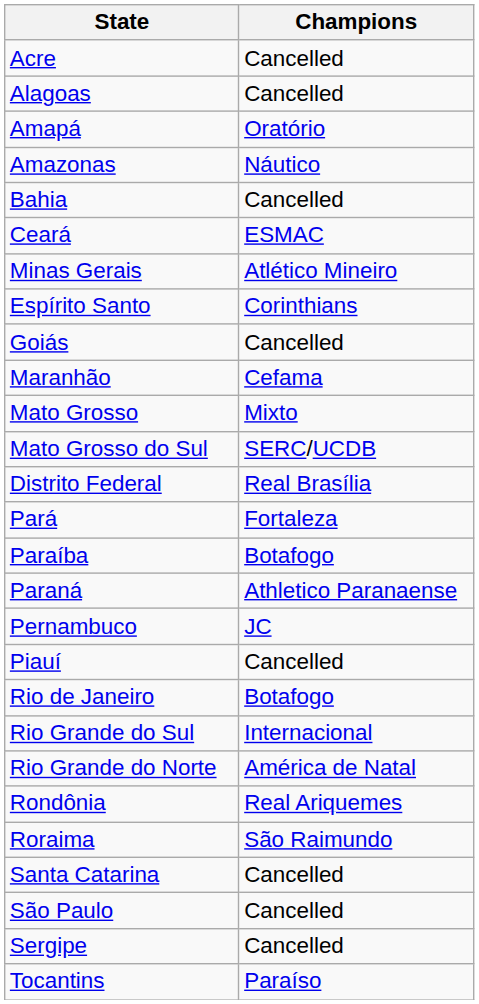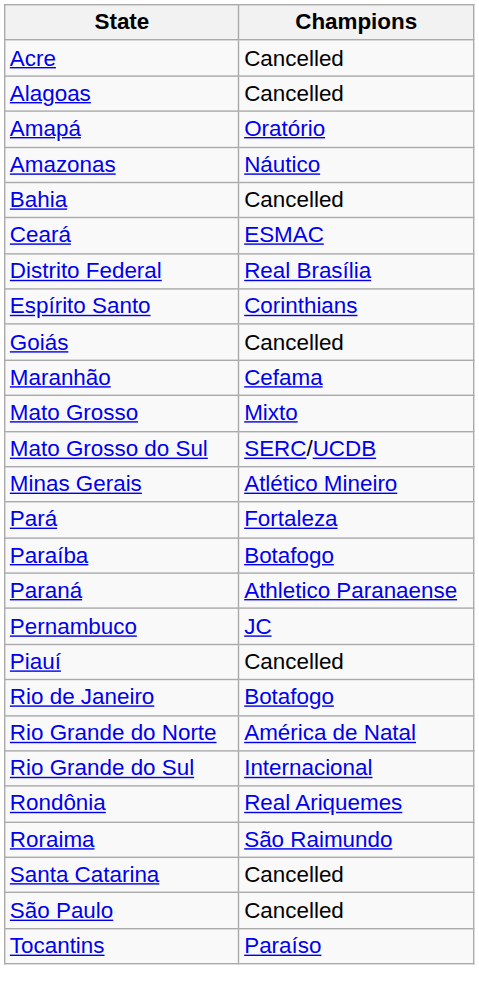rows swapped: (86, 484) <-> (76, 270)
rows swapped: (113, 768) <-> (102, 732)
- row: (48, 945)
